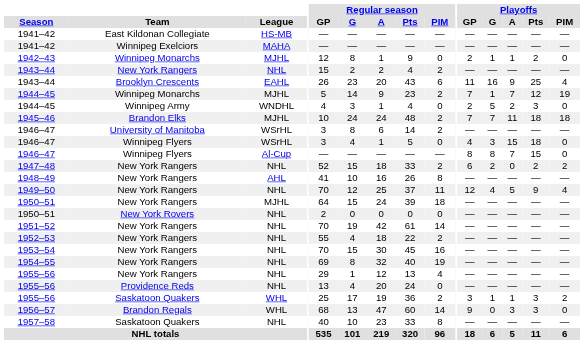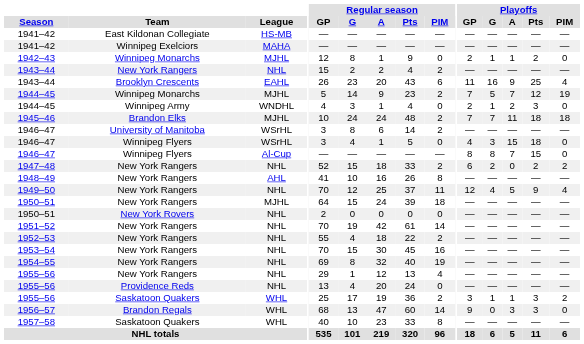(492, 94) 1 -> (492, 94) 5
(492, 106) 5 -> (492, 106) 1
(277, 322) NHL -> (277, 322) WHL
